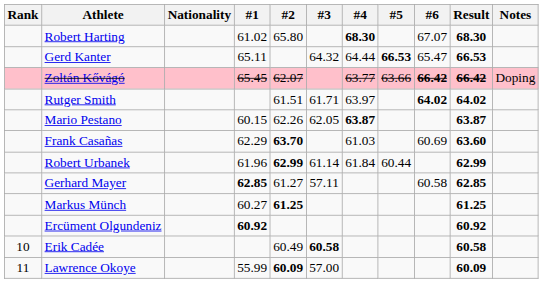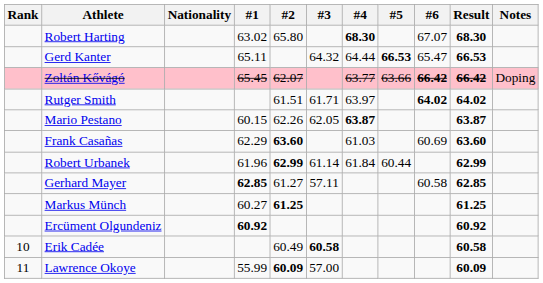(252, 36) 61.02 -> (252, 36) 63.02
(288, 141) 63.70 -> (288, 141) 63.60
